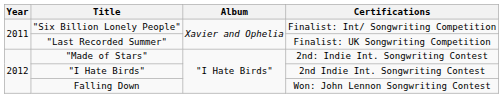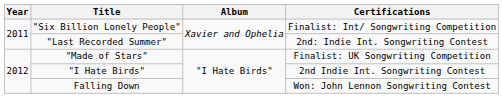(392, 41) Finalist: UK Songwriting Competition -> (392, 41) 2nd: Indie Int. Songwriting Contest
(392, 56) 2nd: Indie Int. Songwriting Contest -> (392, 56) Finalist: UK Songwriting Competition
